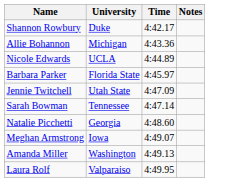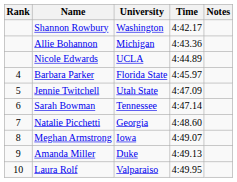+ column: (18, 12)
(99, 28) Duke -> (140, 28) Washington
(112, 153) Washington -> (127, 153) Duke
